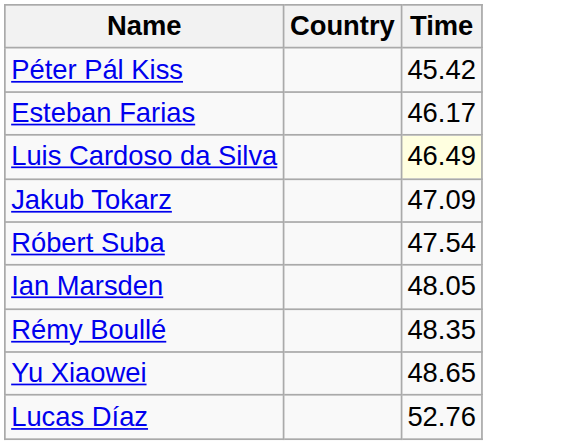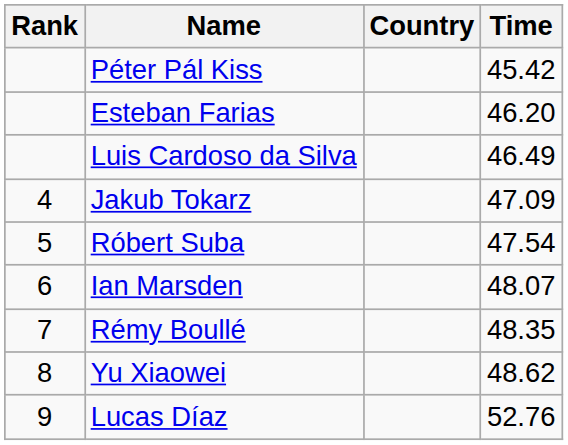+ column: (45, 26)
(442, 112) 46.17 -> (521, 112) 46.20
(442, 156) lightyellow background -> (521, 156) no background
(442, 286) 48.05 -> (521, 286) 48.07
(442, 373) 48.65 -> (521, 373) 48.62
